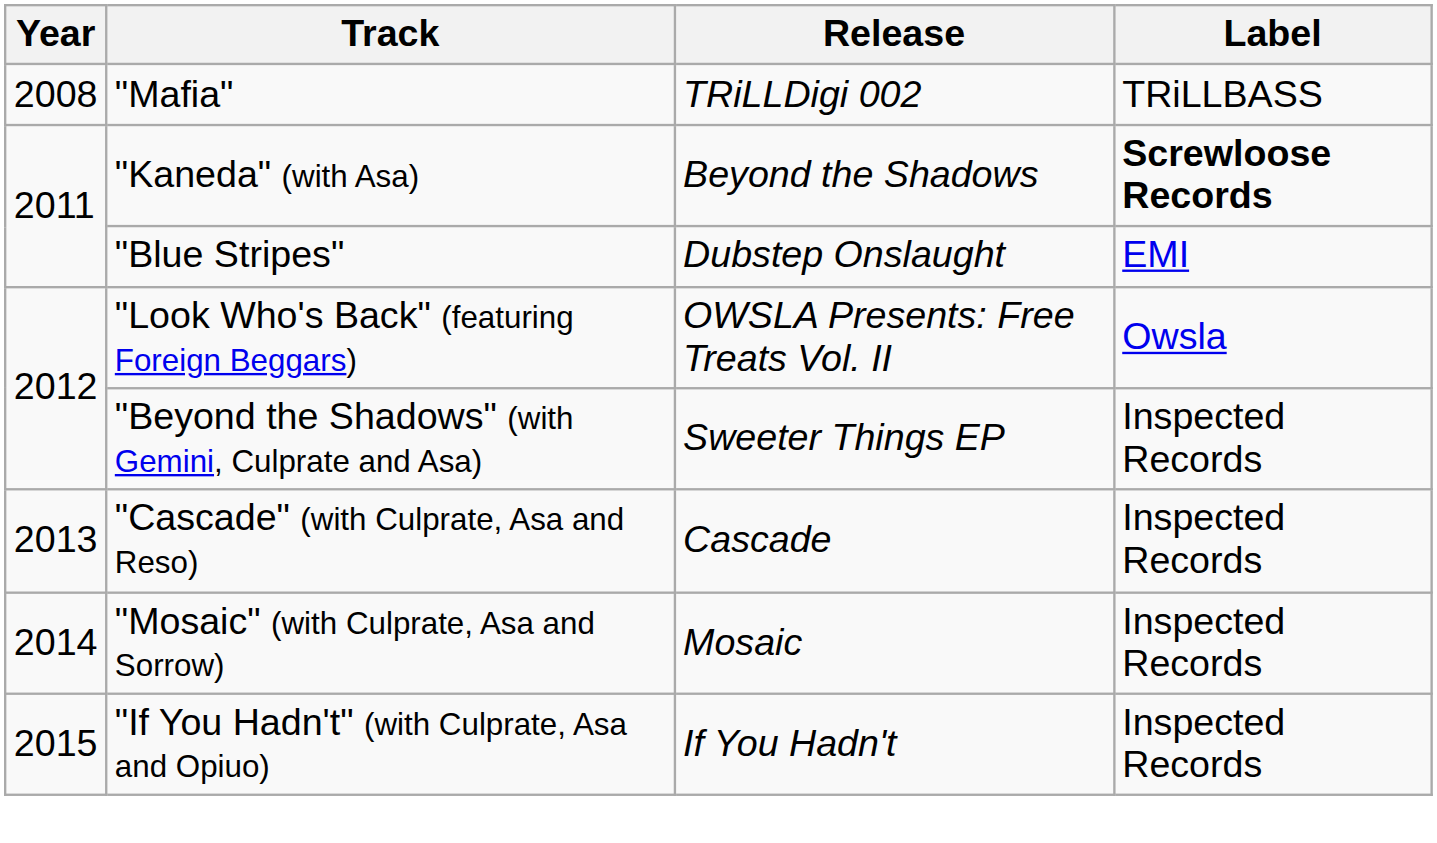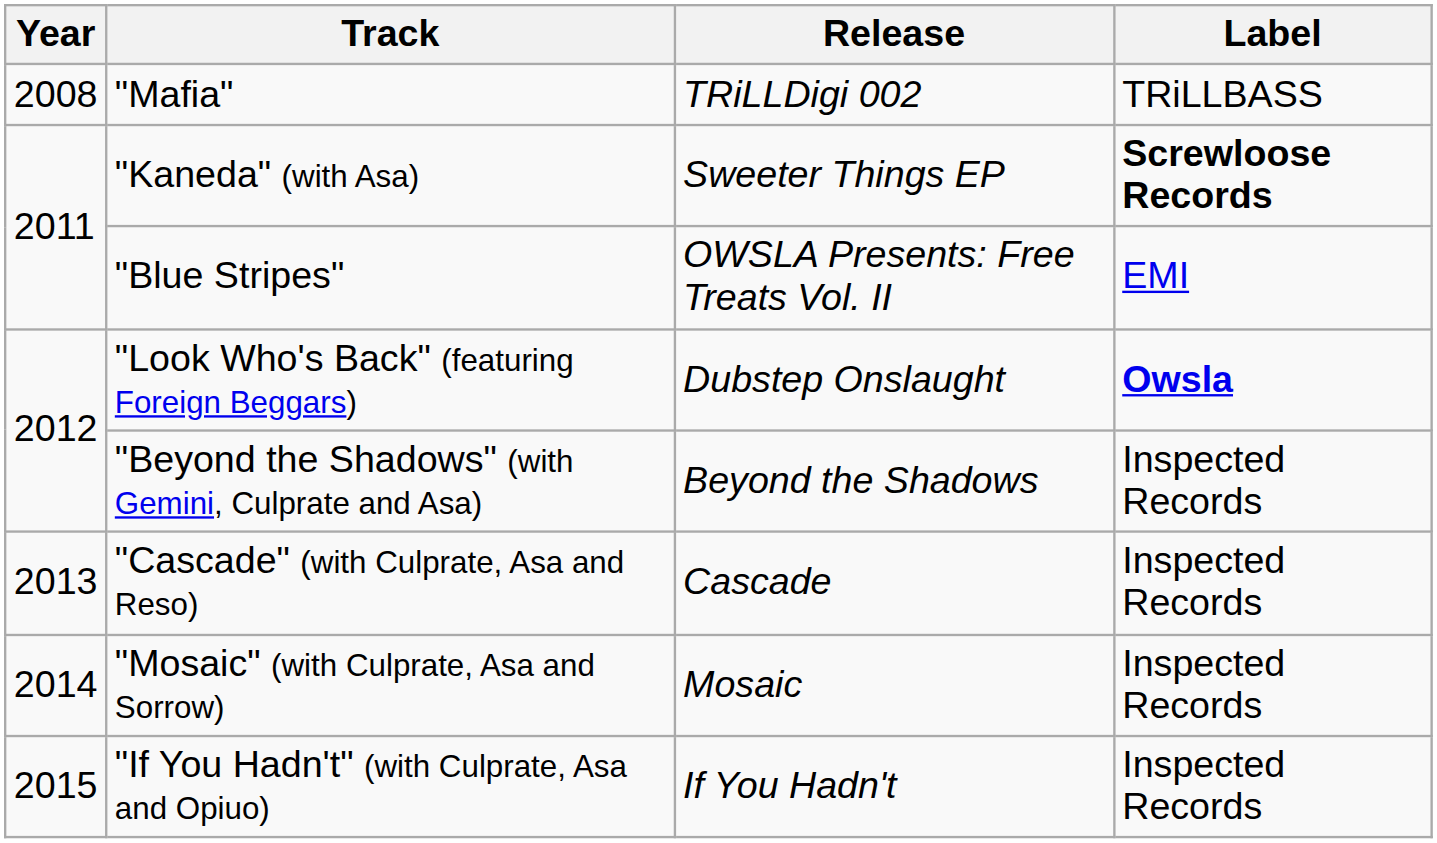(861, 174) Beyond the Shadows -> (844, 174) Sweeter Things EP
(844, 255) Dubstep Onslaught -> (879, 276) OWSLA Presents: Free Treats Vol. II
(879, 336) OWSLA Presents: Free Treats Vol. II -> (844, 378) Dubstep Onslaught
(1174, 336) normal -> (1178, 378) bold
(844, 438) Sweeter Things EP -> (861, 480) Beyond the Shadows
